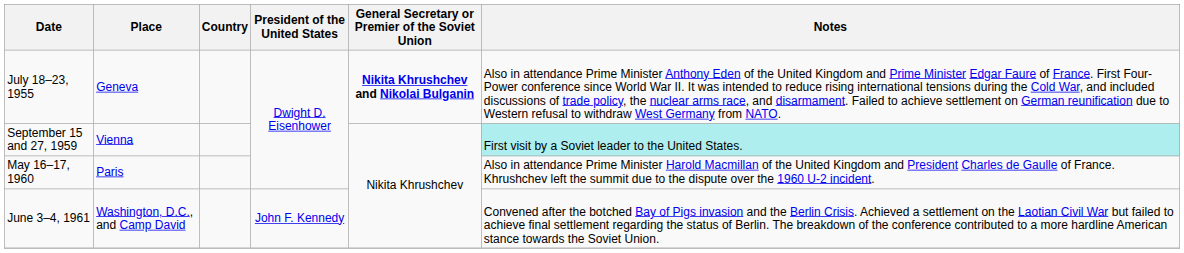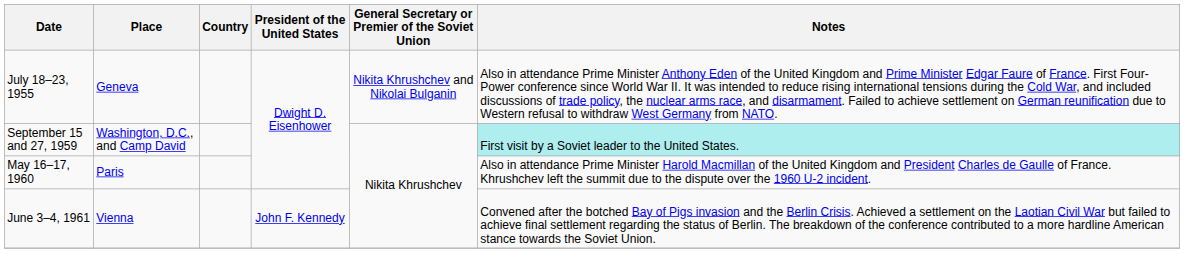(415, 87) bold -> (413, 87) normal
(115, 139) Vienna -> (145, 139) Washington, D.C., and Camp David
(145, 218) Washington, D.C., and Camp David -> (115, 218) Vienna
